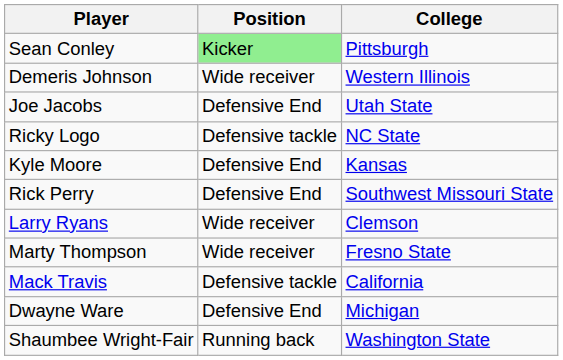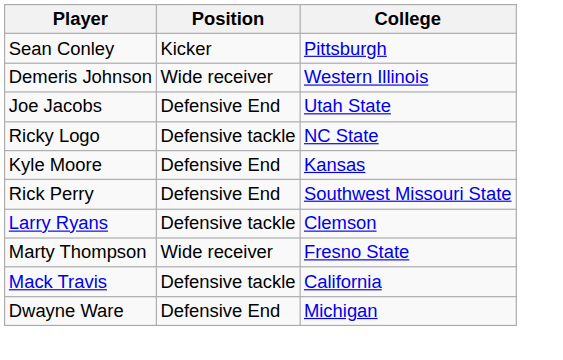(228, 48) lightgreen background -> (186, 48) no background
(258, 223) Wide receiver -> (228, 223) Defensive tackle
- row: (101, 340)
